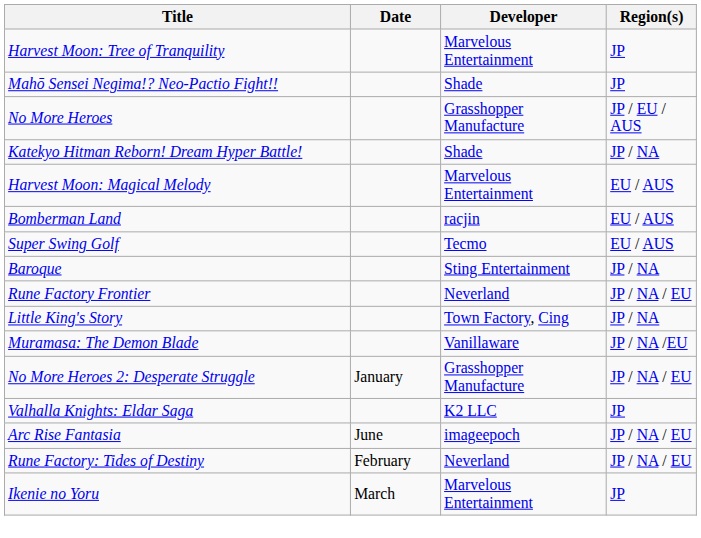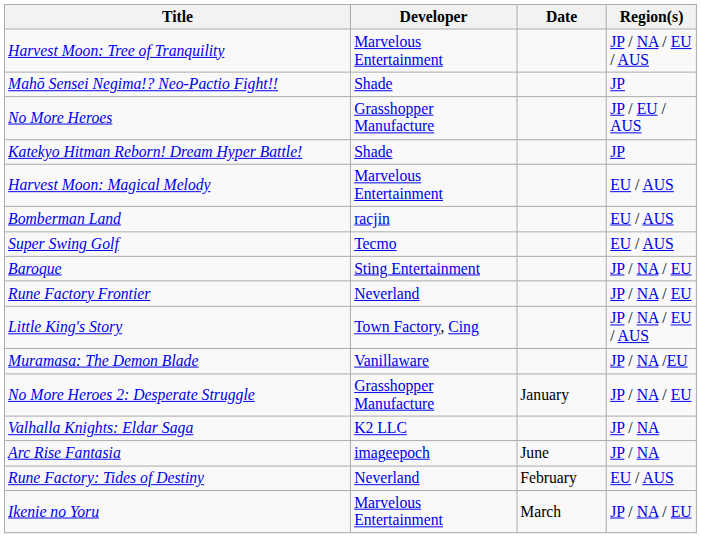columns swapped: (396, 16) <-> (524, 16)
(618, 50) JP -> (651, 50) JP / NA / EU / AUS
(635, 151) JP / NA -> (618, 151) JP
(635, 268) JP / NA -> (651, 268) JP / NA / EU
(635, 318) JP / NA -> (651, 327) JP / NA / EU / AUS
(618, 410) JP -> (635, 428) JP / NA
(651, 435) JP / NA / EU -> (635, 453) JP / NA
(651, 460) JP / NA / EU -> (642, 478) EU / AUS
(618, 494) JP -> (651, 511) JP / NA / EU
